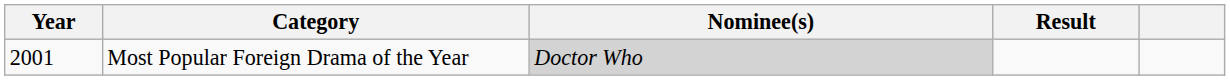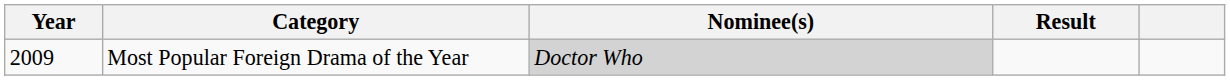(32, 57) 2001 -> (32, 57) 2009
